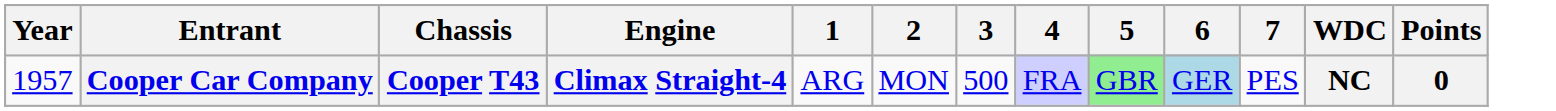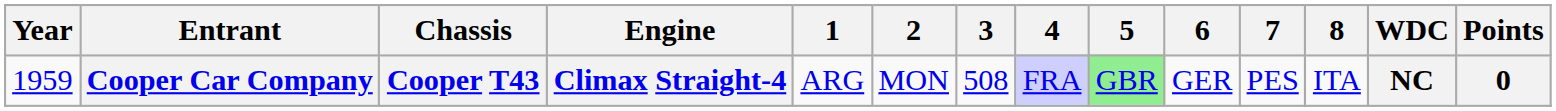+ column: (1337, 29)
(42, 79) 1957 -> (42, 79) 1959
(986, 79) 500 -> (986, 79) 508
(1202, 79) lightblue background -> (1202, 79) no background
